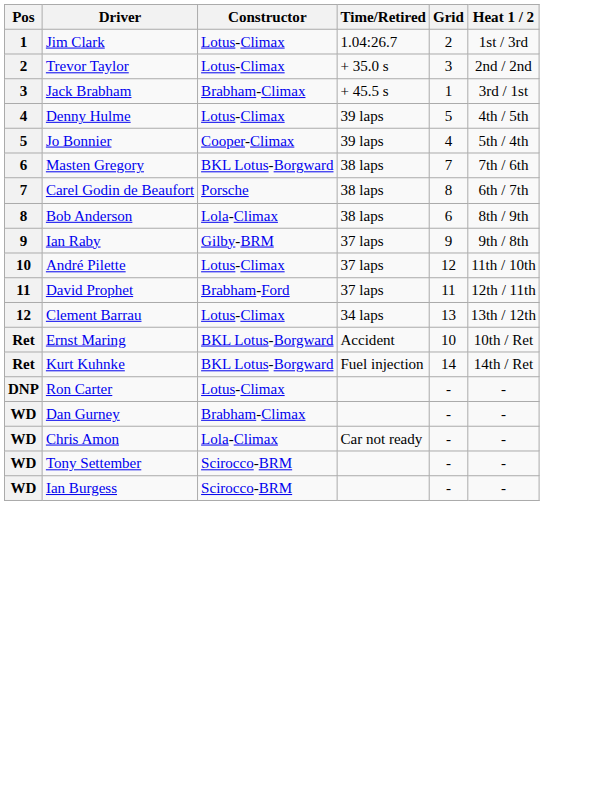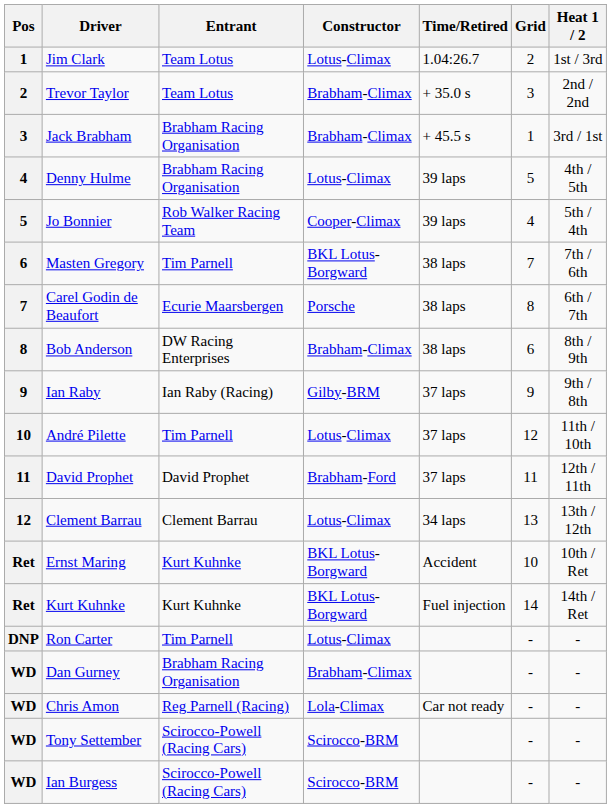+ column: (231, 26)
(243, 66) Lotus-Climax -> (359, 93) Brabham-Climax
(240, 215) Lola-Climax -> (359, 349) Brabham-Climax
